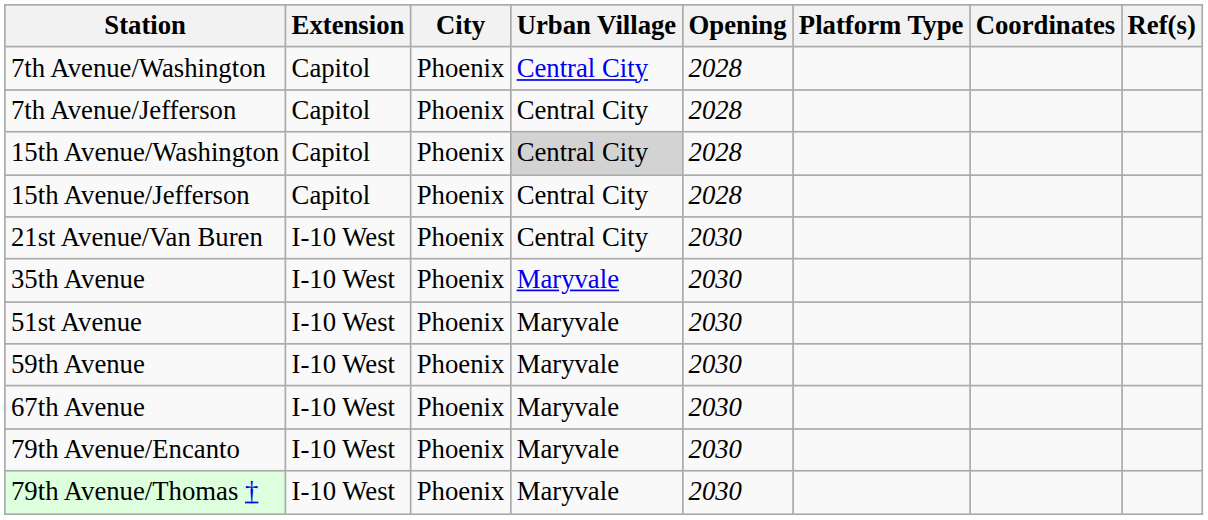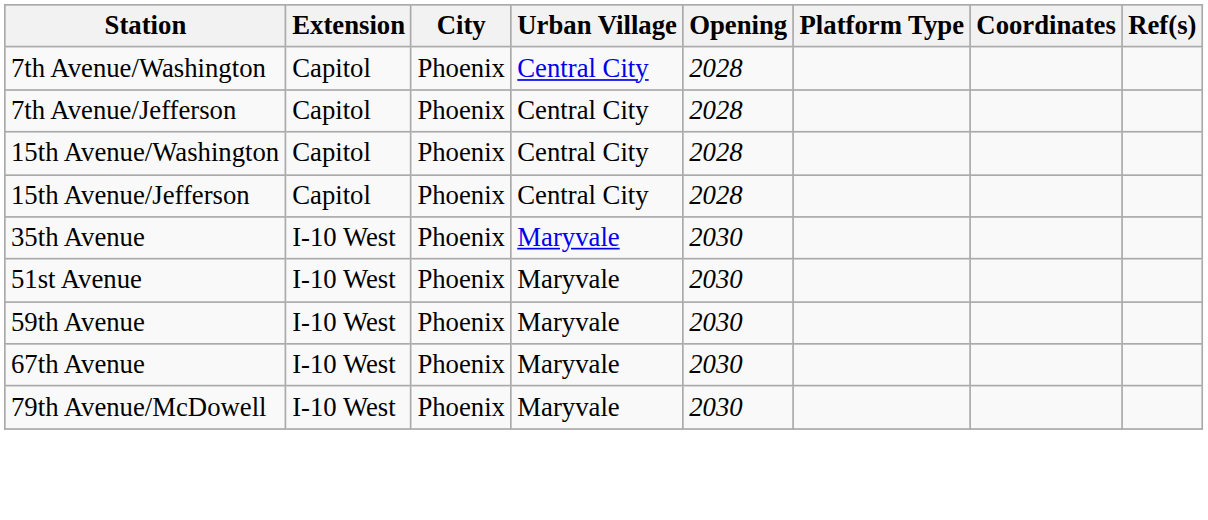(582, 152) lightgrey background -> (583, 152) no background
- row: (137, 237)
+ row: (145, 407)
- row: (125, 449)
- row: (145, 491)
